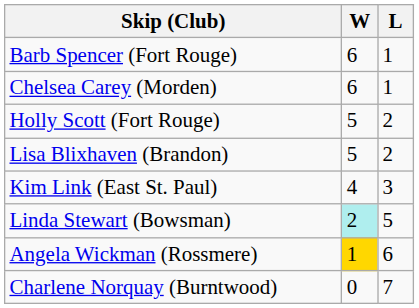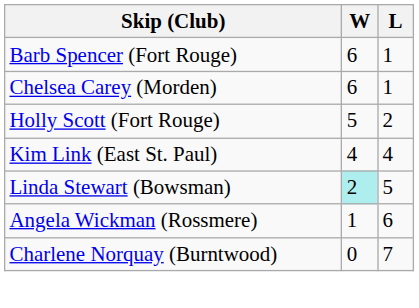- row: (119, 154)
(388, 187) 3 -> (388, 154) 4
(352, 253) gold background -> (352, 220) no background
